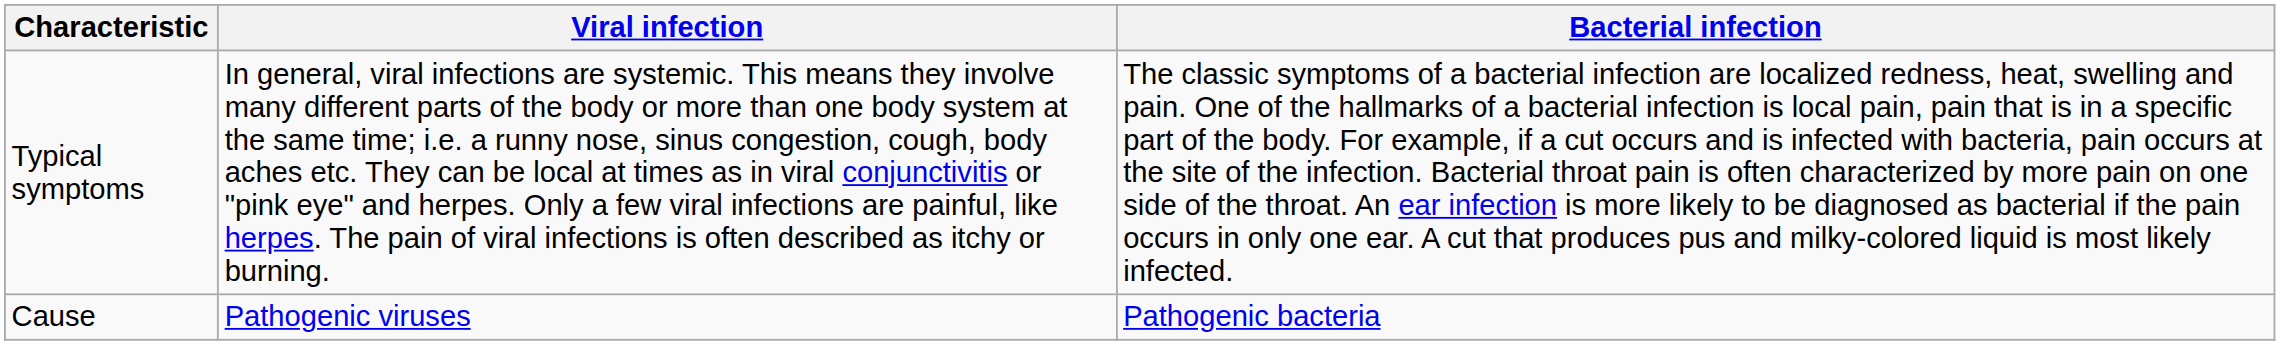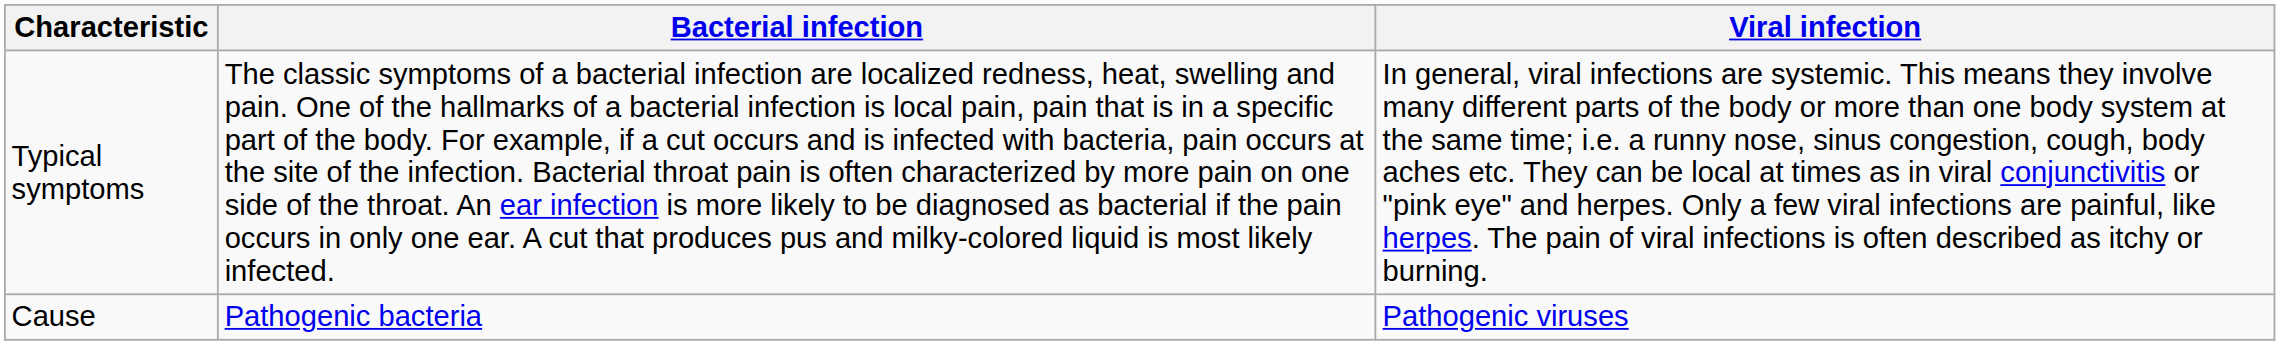columns swapped: (667, 27) <-> (1695, 27)
